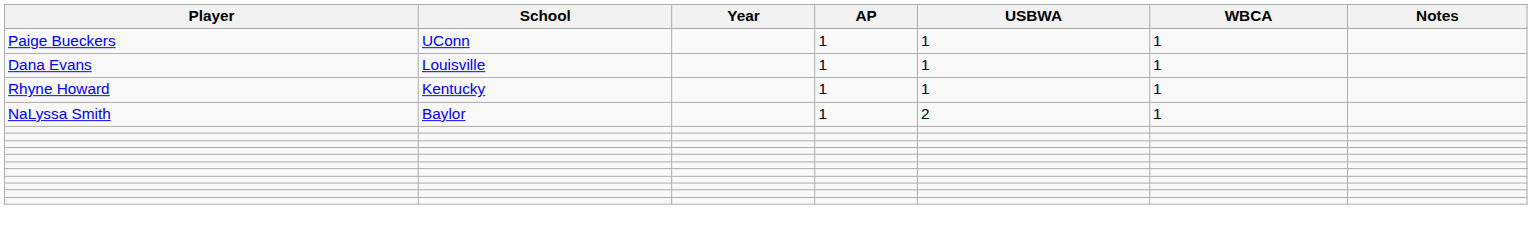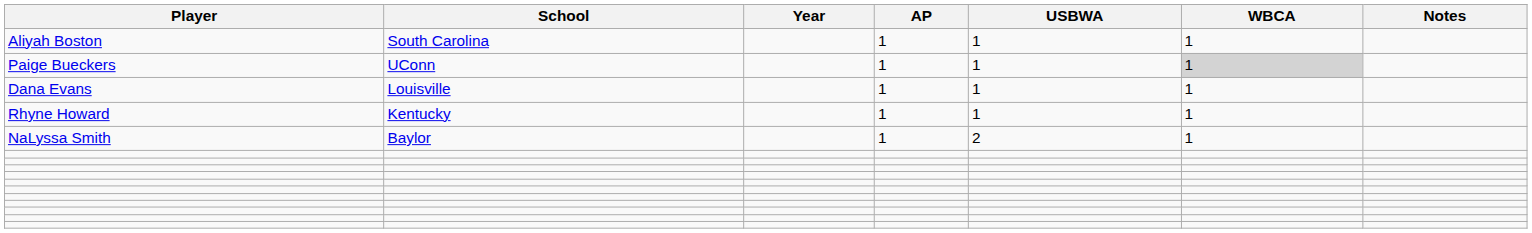+ row: (55, 41)
(1157, 41) no background -> (1189, 65) lightgrey background
